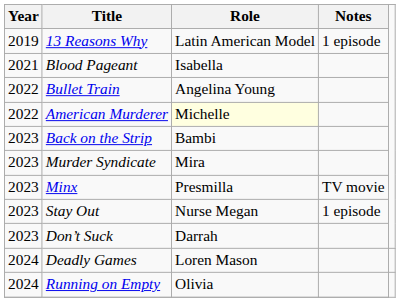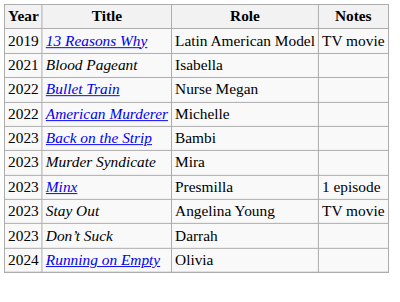(351, 41) 1 episode -> (353, 41) TV movie
(225, 89) Angelina Young -> (217, 89) Nurse Megan
(202, 114) lightyellow background -> (202, 114) no background
(353, 187) TV movie -> (351, 187) 1 episode
(217, 211) Nurse Megan -> (225, 211) Angelina Young
(351, 211) 1 episode -> (353, 211) TV movie
- row: (91, 260)
